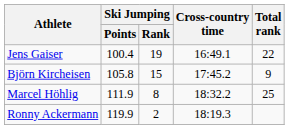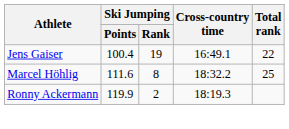- row: (49, 74)
(120, 94) 111.9 -> (120, 74) 111.6
